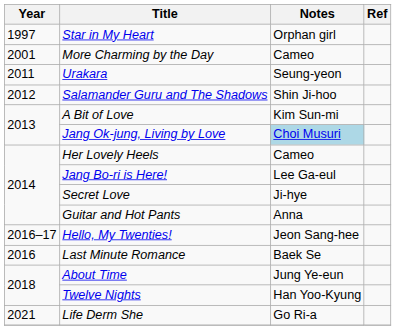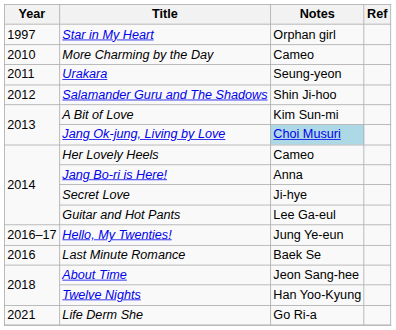(21, 54) 2001 -> (21, 54) 2010
(305, 174) Lee Ga-eul -> (288, 174) Anna
(288, 214) Anna -> (305, 214) Lee Ga-eul
(316, 235) Jeon Sang-hee -> (309, 235) Jung Ye-eun
(309, 275) Jung Ye-eun -> (316, 275) Jeon Sang-hee
